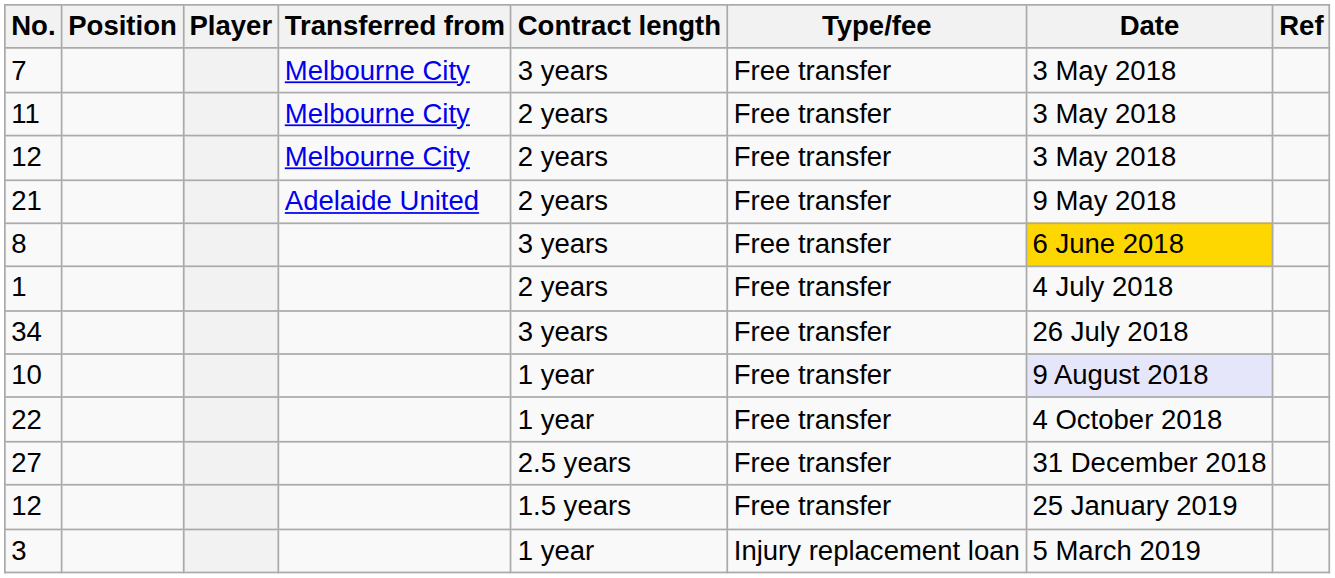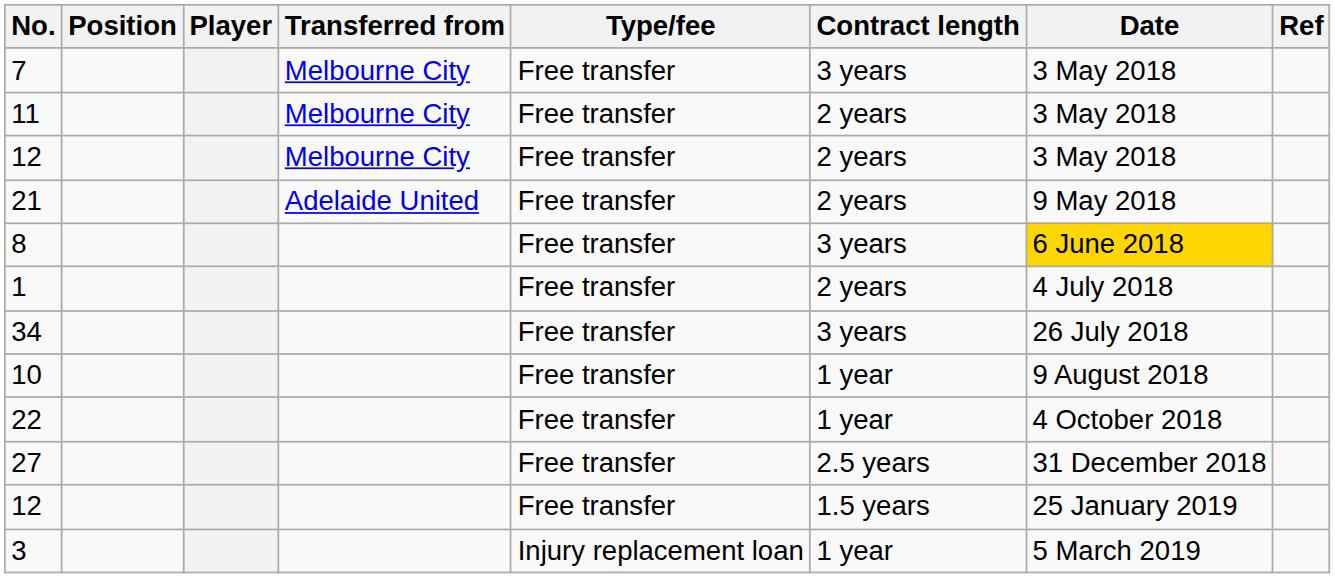columns swapped: (877, 26) <-> (619, 26)
(1120, 375) lavender background -> (1120, 375) no background
